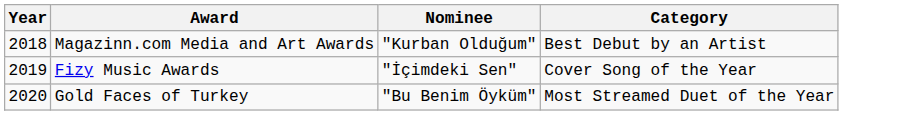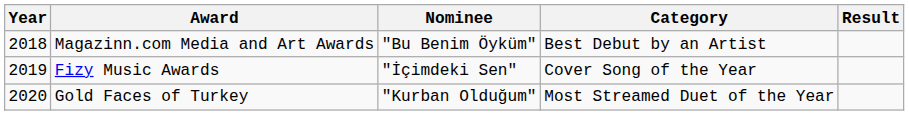+ column: (871, 18)
(459, 44) "Kurban Olduğum" -> (459, 44) "Bu Benim Öyküm"
(459, 97) "Bu Benim Öyküm" -> (459, 97) "Kurban Olduğum"
